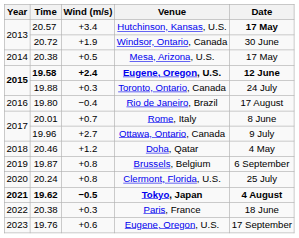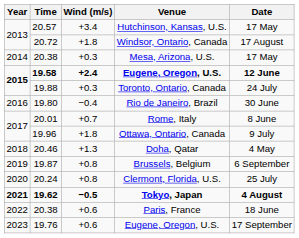(262, 27) bold -> (262, 27) normal
(88, 42) +1.9 -> (88, 42) +1.8
(262, 42) 30 June -> (262, 42) 17 August
(88, 57) +0.5 -> (88, 57) +0.3
(262, 103) 17 August -> (262, 103) 30 June
(88, 133) +2.7 -> (88, 133) +1.8
(88, 149) +1.2 -> (88, 149) +1.3
(88, 210) +0.3 -> (88, 210) +0.6
